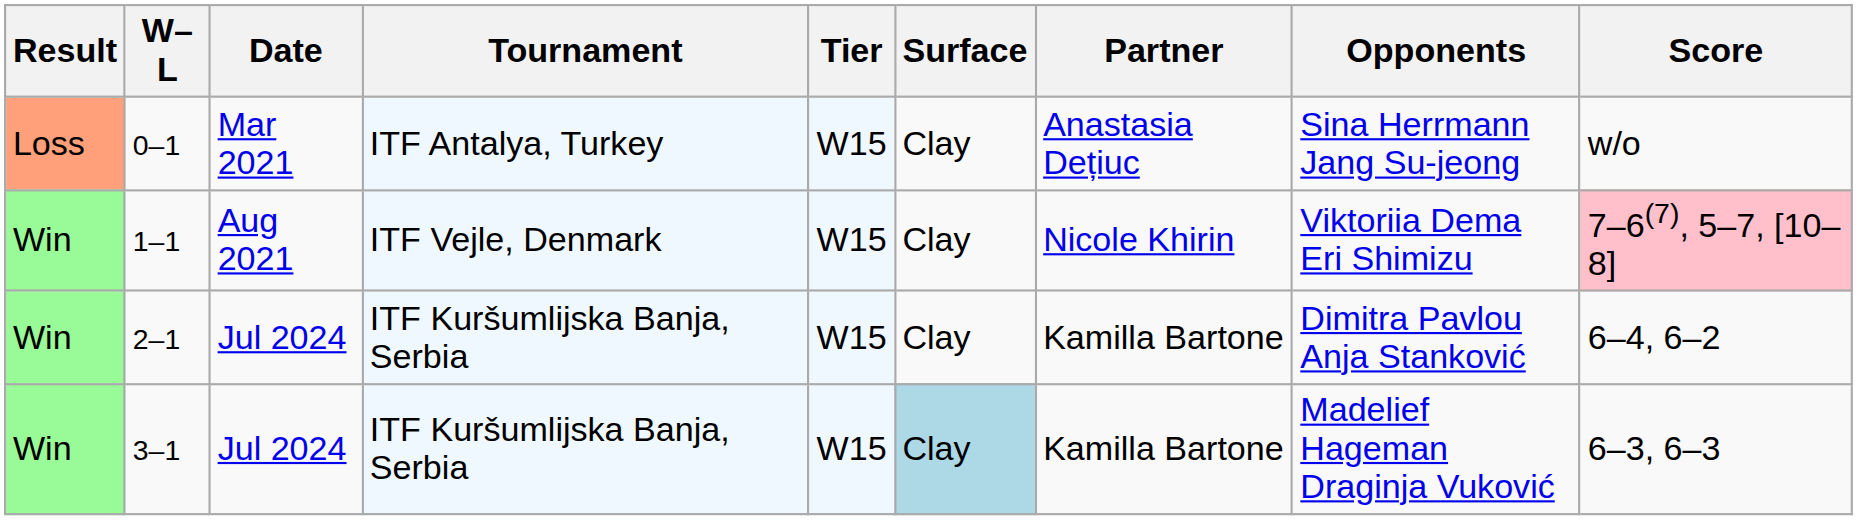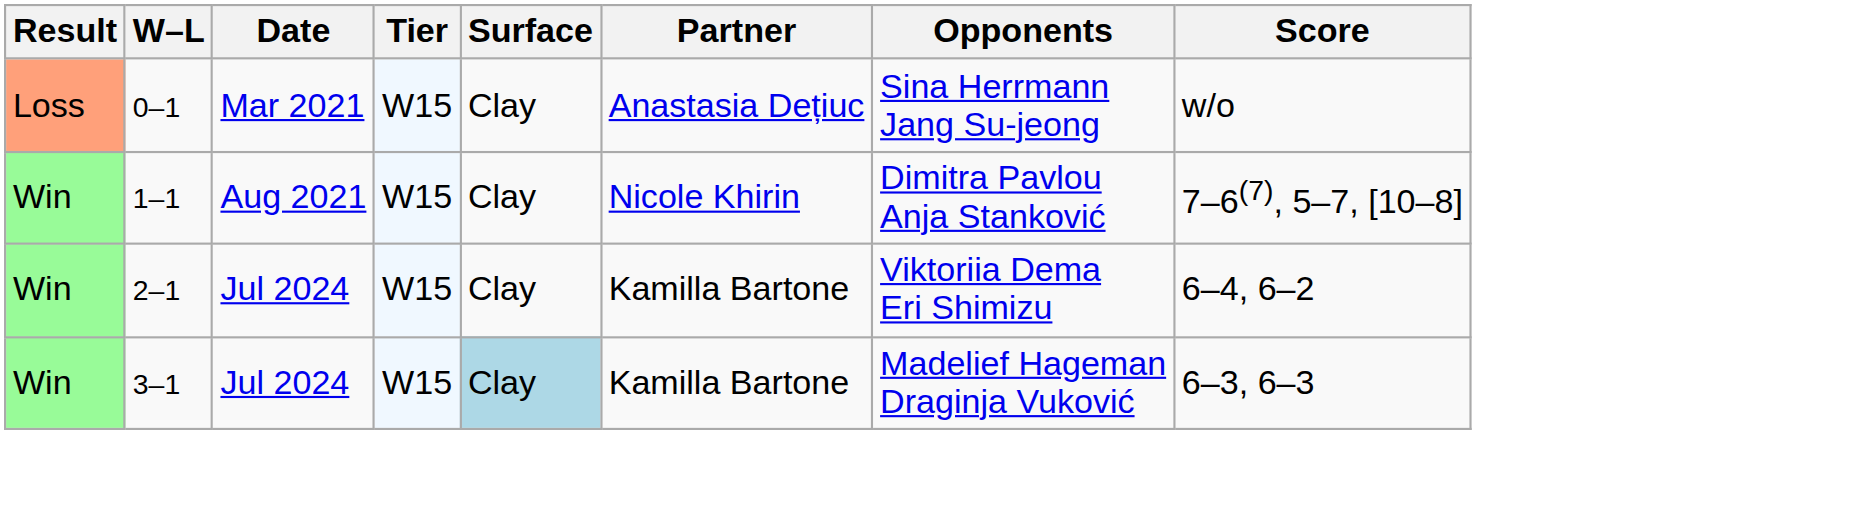- column: (585, 50)
(1411, 240) Viktoriia Dema Eri Shimizu -> (993, 197) Dimitra Pavlou Anja Stanković
(1714, 240) pink background -> (1322, 197) no background
(1413, 337) Dimitra Pavlou Anja Stanković -> (991, 289) Viktoriia Dema Eri Shimizu
